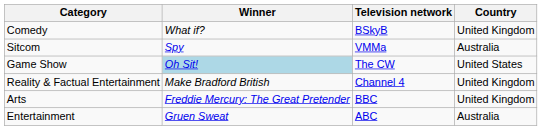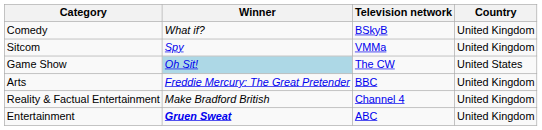(478, 47) Australia -> (496, 47) United Kingdom
rows swapped: (17, 99) <-> (83, 82)
(197, 116) normal -> (198, 116) bold
(478, 116) Australia -> (496, 116) United Kingdom
